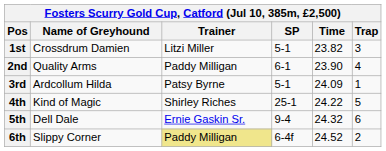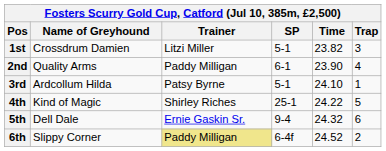(329, 84) 24.09 -> (329, 84) 24.10
